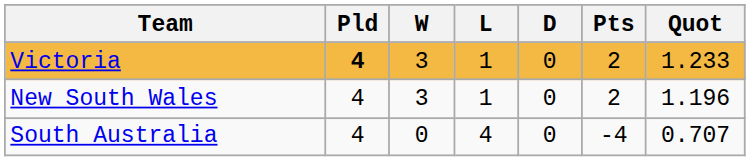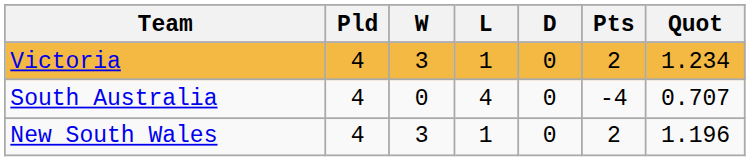(358, 61) bold -> (358, 61) normal
(696, 61) 1.233 -> (696, 61) 1.234
rows swapped: (114, 99) <-> (114, 136)
